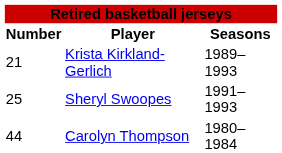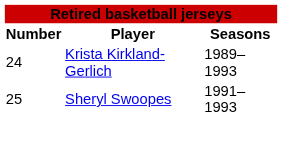(14, 62) 21 -> (14, 62) 24
- row: (127, 136)
